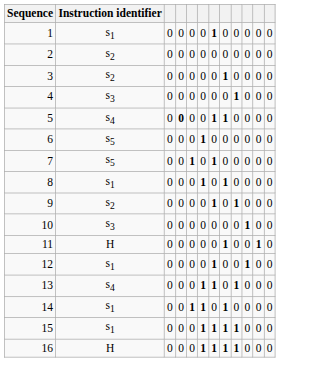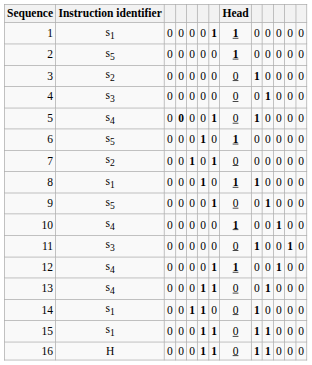+ column: (236, 13)
(110, 54) s2 -> (110, 54) s5
(110, 161) s5 -> (110, 161) s2
(110, 203) s2 -> (110, 203) s5
(110, 224) s3 -> (110, 224) s4
(110, 244) H -> (110, 246) s3
(110, 264) s1 -> (110, 267) s4
